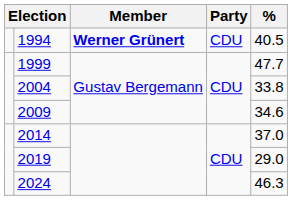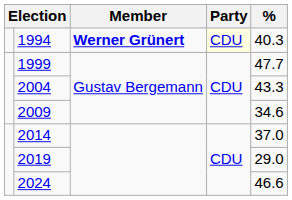(226, 40) no background -> (226, 40) lightyellow background
(269, 40) 40.5 -> (269, 40) 40.3
(269, 87) 33.8 -> (269, 87) 43.3
(269, 183) 46.3 -> (269, 183) 46.6
